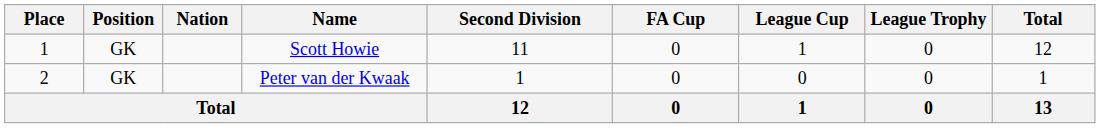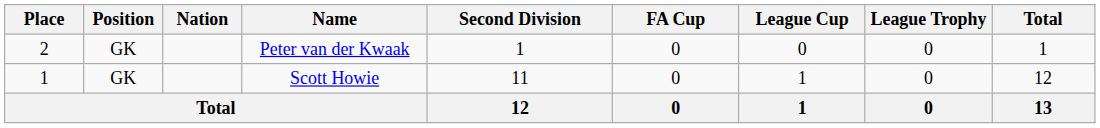rows swapped: (335, 49) <-> (335, 78)
